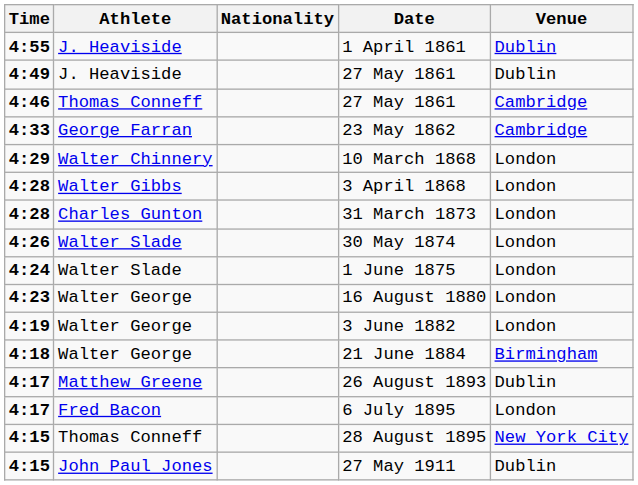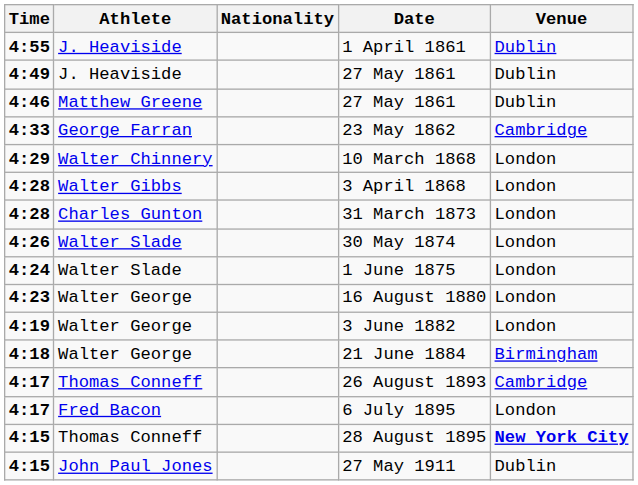(130, 103) Thomas Conneff -> (130, 103) Matthew Greene
(541, 103) Cambridge -> (525, 103) Dublin
(130, 382) Matthew Greene -> (130, 382) Thomas Conneff
(525, 382) Dublin -> (541, 382) Cambridge
(562, 438) normal -> (562, 438) bold
